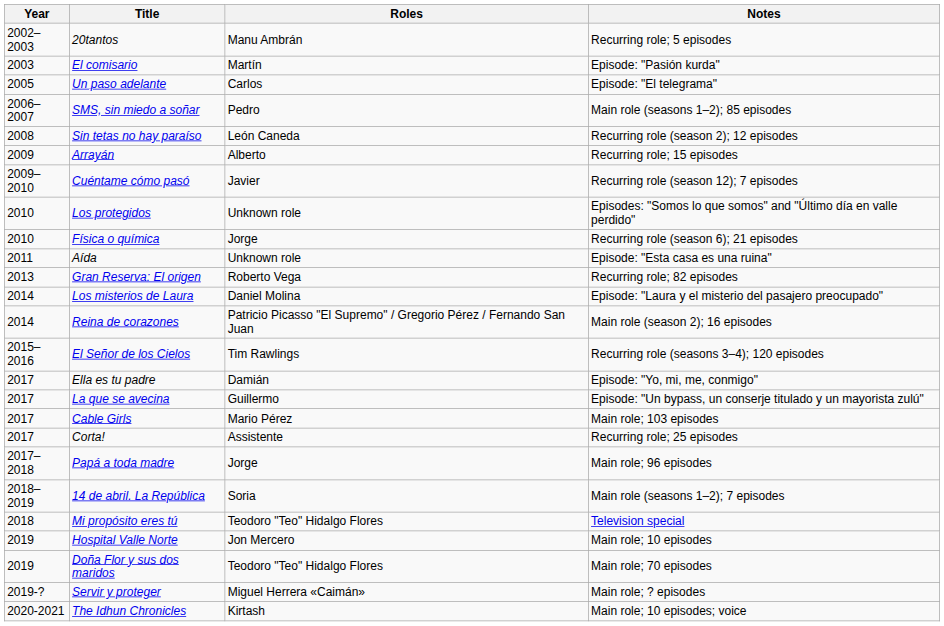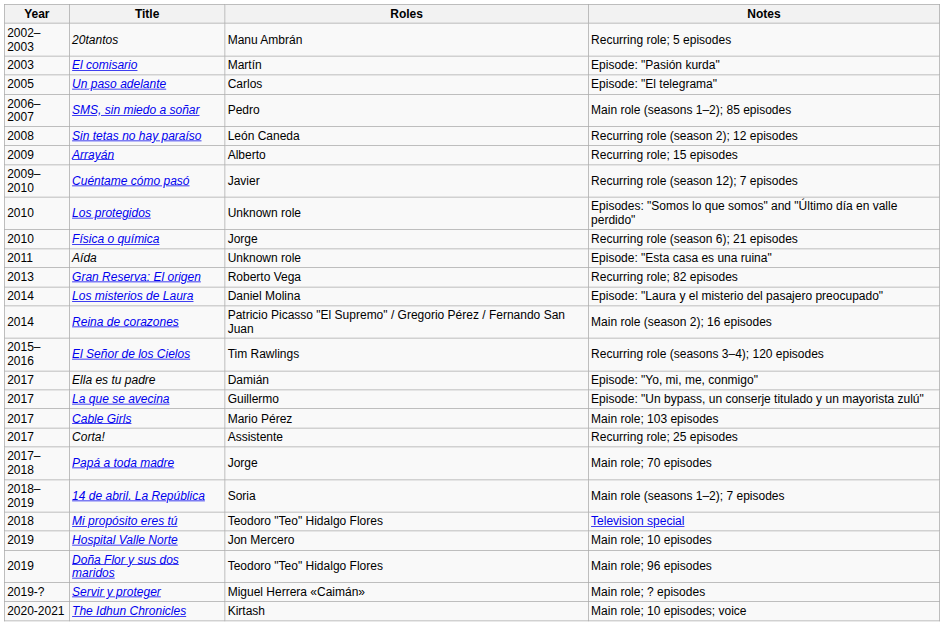(651, 463) Main role; 96 episodes -> (651, 463) Main role; 70 episodes
(651, 566) Main role; 70 episodes -> (651, 566) Main role; 96 episodes
